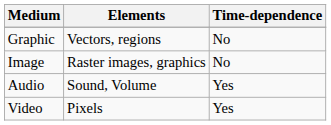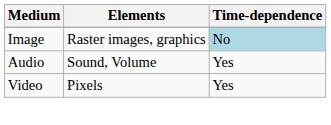- row: (31, 39)
(221, 62) no background -> (221, 39) lightblue background
